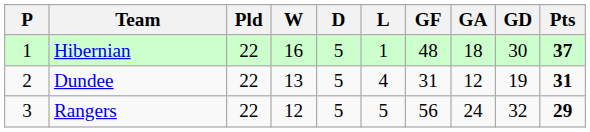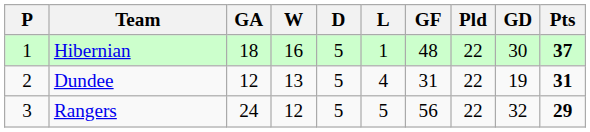columns swapped: (249, 19) <-> (473, 19)
